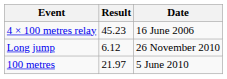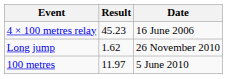(111, 47) 6.12 -> (111, 47) 1.62
(114, 64) 21.97 -> (113, 64) 11.97
